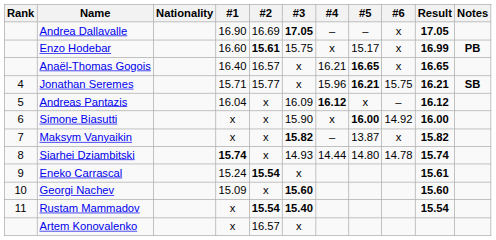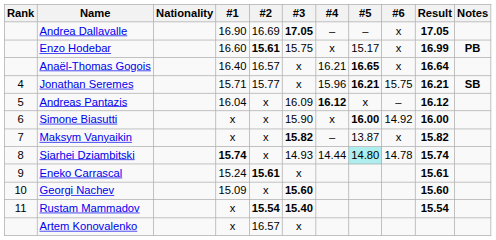(435, 66) 16.65 -> (435, 66) 16.64
(365, 155) no background -> (365, 155) paleturquoise background
(266, 173) 15.54 -> (266, 173) 15.61
